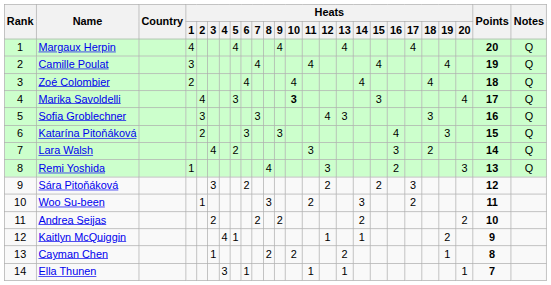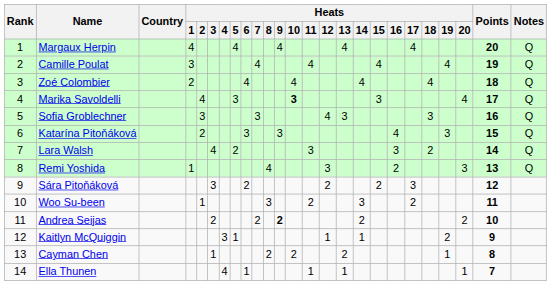(280, 220) normal -> (280, 220) bold
(224, 237) 4 -> (224, 237) 3
(224, 271) 3 -> (224, 271) 4
